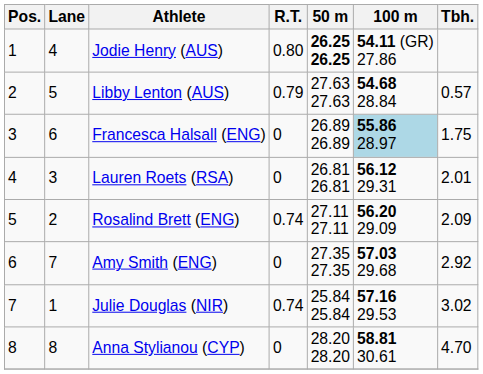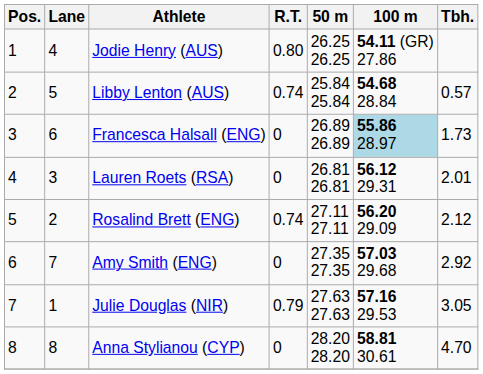(330, 50) bold -> (330, 50) normal
(288, 93) 0.79 -> (288, 93) 0.74
(330, 93) 27.63 27.63 -> (330, 93) 25.84 25.84
(456, 135) 1.75 -> (456, 135) 1.73
(456, 220) 2.09 -> (456, 220) 2.12
(288, 305) 0.74 -> (288, 305) 0.79
(330, 305) 25.84 25.84 -> (330, 305) 27.63 27.63
(456, 305) 3.02 -> (456, 305) 3.05
